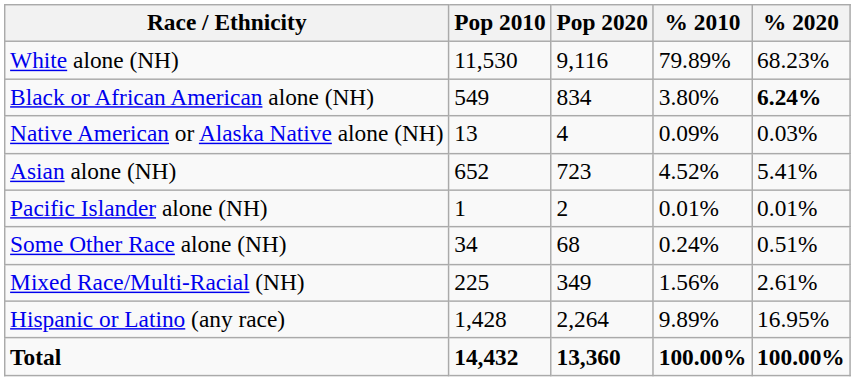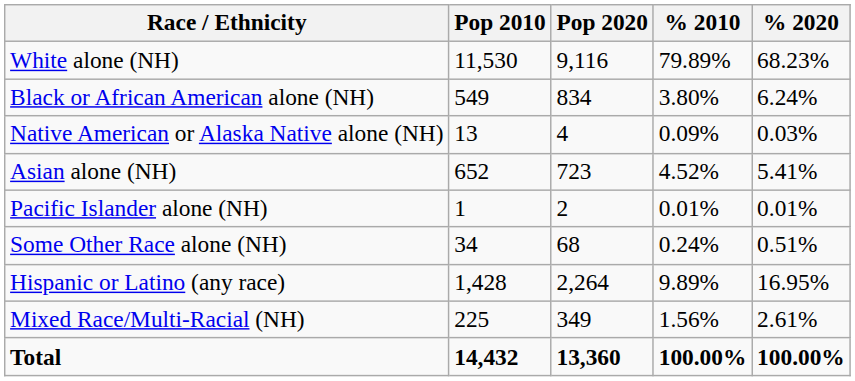(789, 97) bold -> (787, 97) normal
rows swapped: (157, 282) <-> (148, 319)
